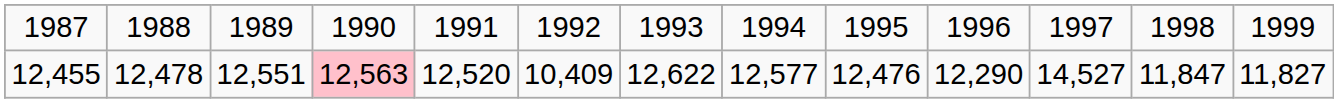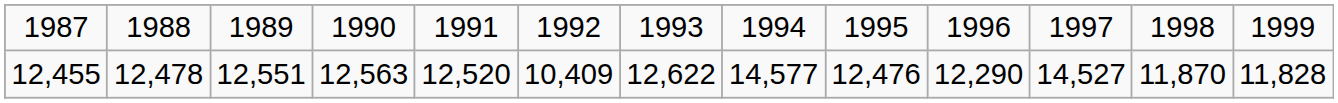(364, 73) pink background -> (364, 73) no background
(774, 73) 12,577 -> (774, 73) 14,577
(1182, 73) 11,847 -> (1182, 73) 11,870
(1283, 73) 11,827 -> (1283, 73) 11,828
